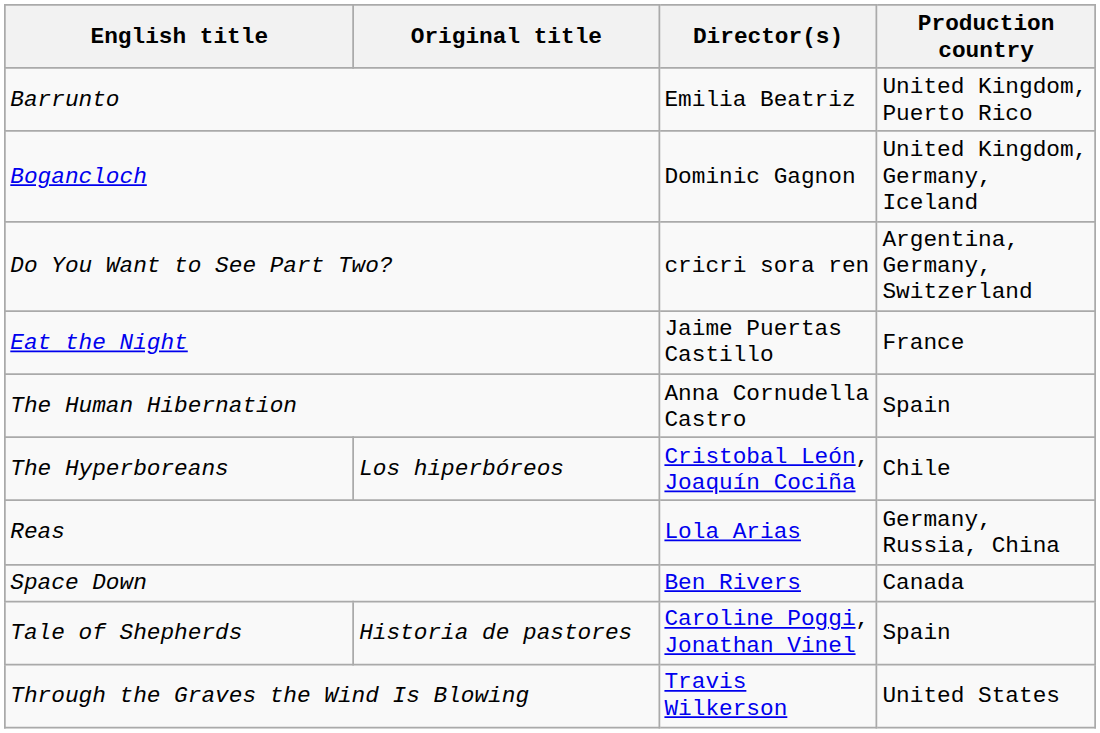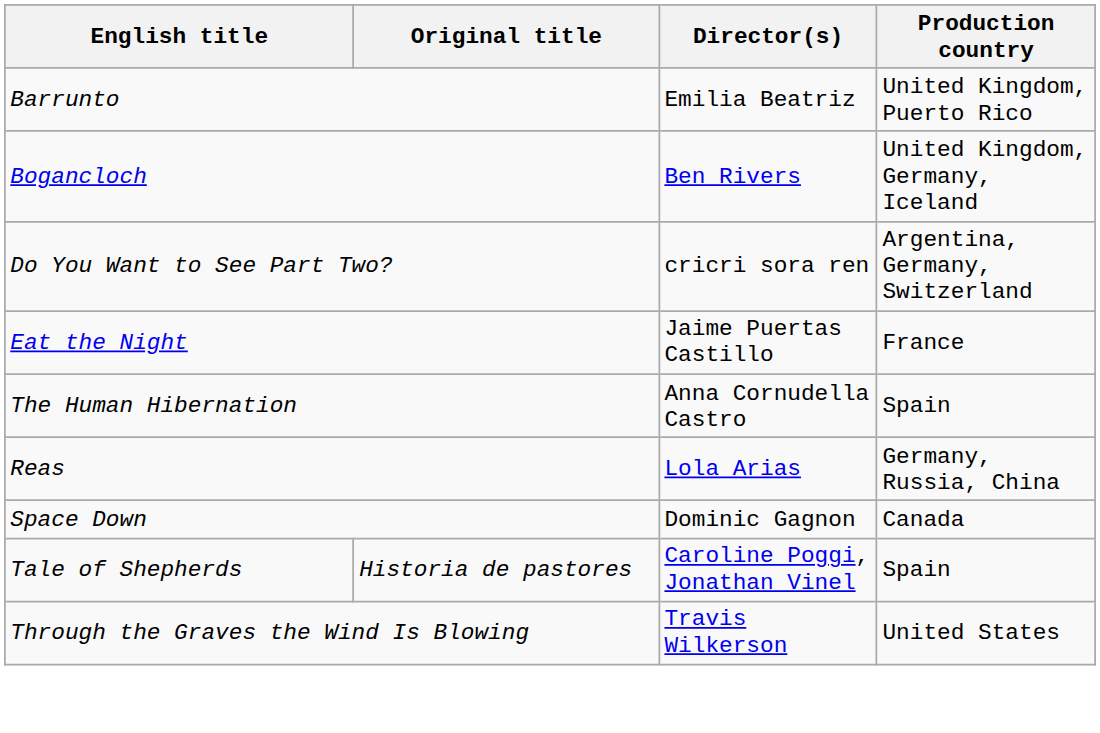(760, 176) Dominic Gagnon -> (733, 176) Ben Rivers
- row: (120, 469)
(733, 583) Ben Rivers -> (760, 519) Dominic Gagnon
